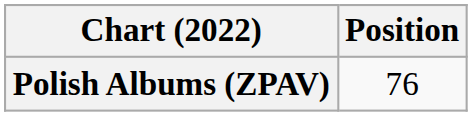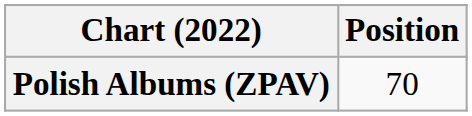(402, 83) 76 -> (402, 83) 70
